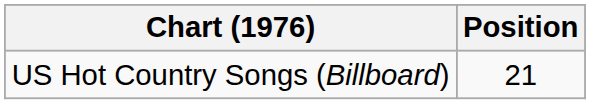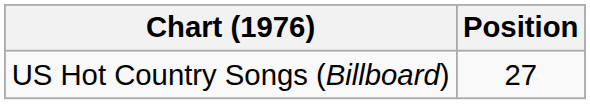(521, 74) 21 -> (521, 74) 27
